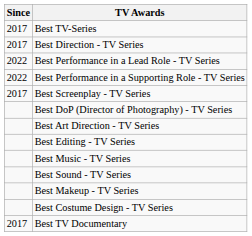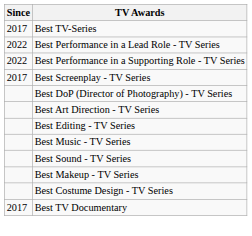- row: (89, 45)
